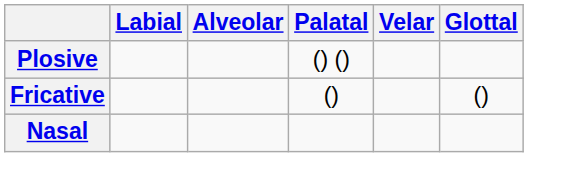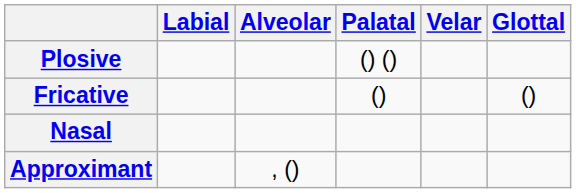+ row: (81, 168)
